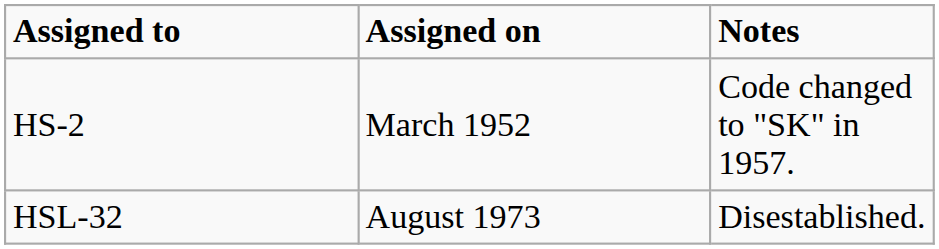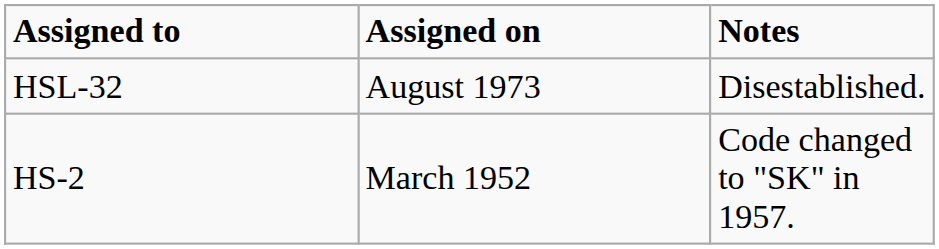rows swapped: (49, 123) <-> (68, 216)
